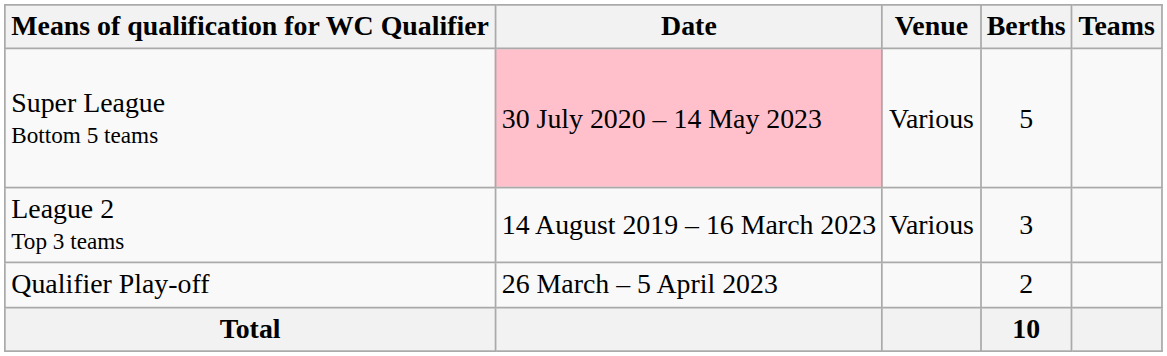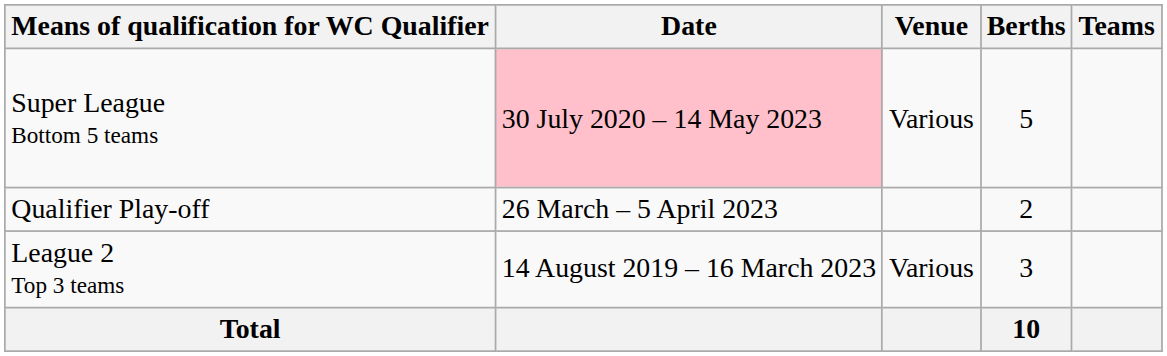rows swapped: (68, 224) <-> (110, 284)
